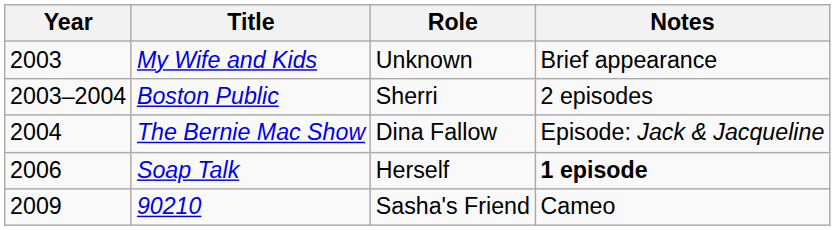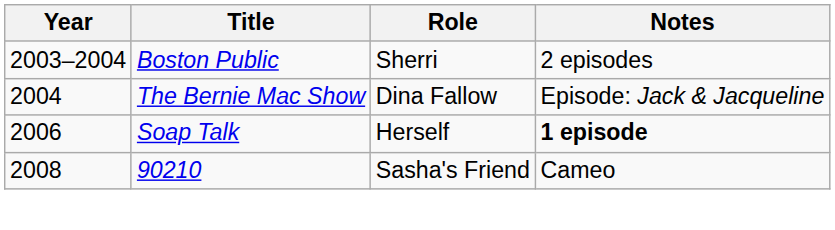- row: (227, 59)
(36, 206) 2009 -> (36, 170) 2008
